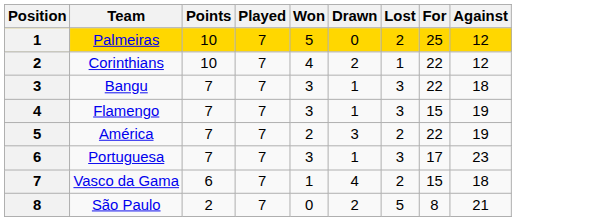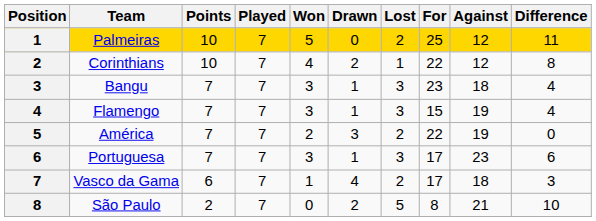+ column: (551, 16)
(434, 87) 22 -> (434, 87) 23
(434, 181) 15 -> (434, 181) 17
